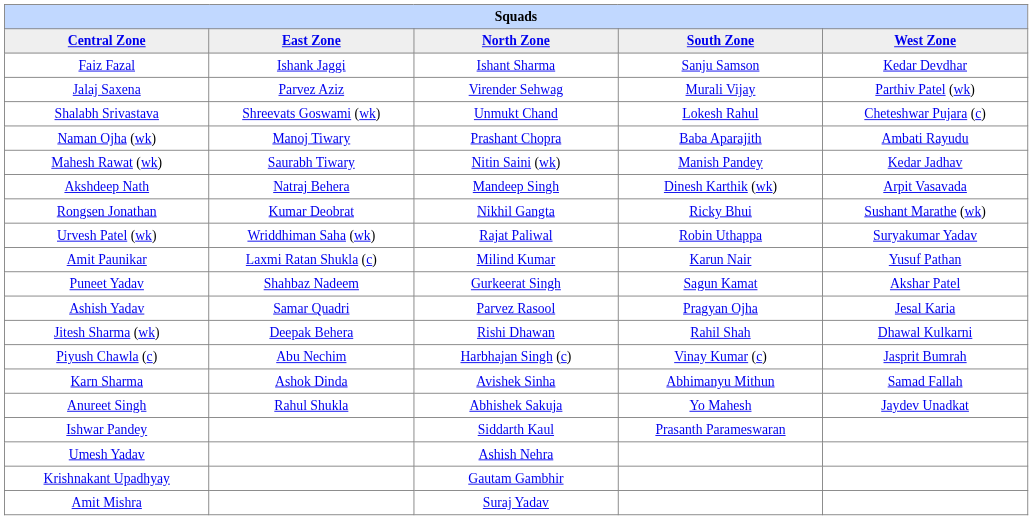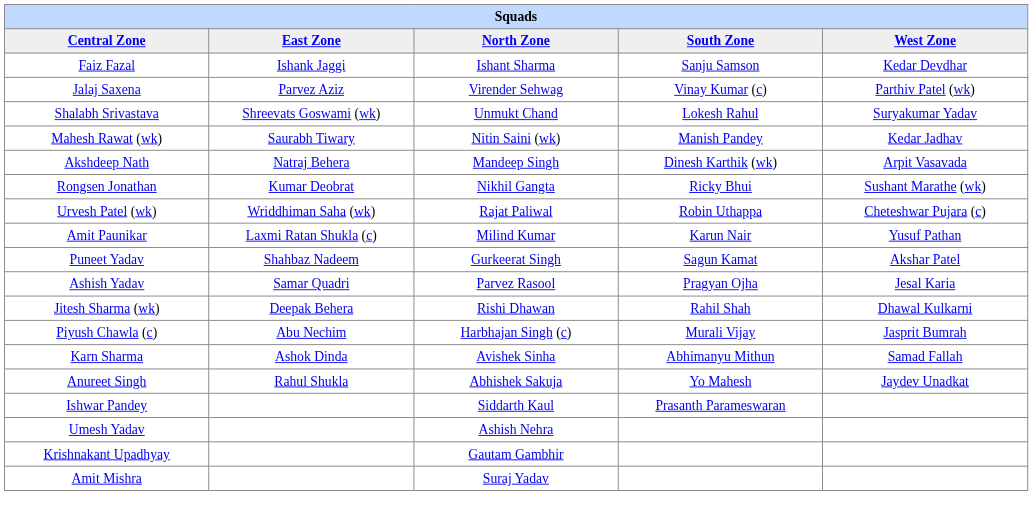(720, 89) Murali Vijay -> (720, 89) Vinay Kumar (c)
(925, 113) Cheteshwar Pujara (c) -> (925, 113) Suryakumar Yadav
- row: (107, 138)
(925, 235) Suryakumar Yadav -> (925, 211) Cheteshwar Pujara (c)
(720, 356) Vinay Kumar (c) -> (720, 332) Murali Vijay
